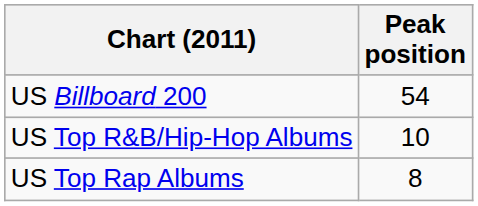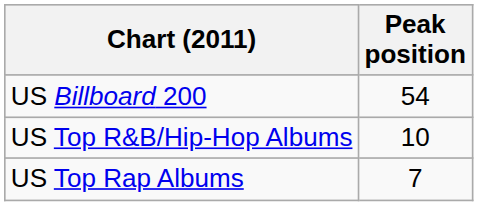(415, 178) 8 -> (415, 178) 7
